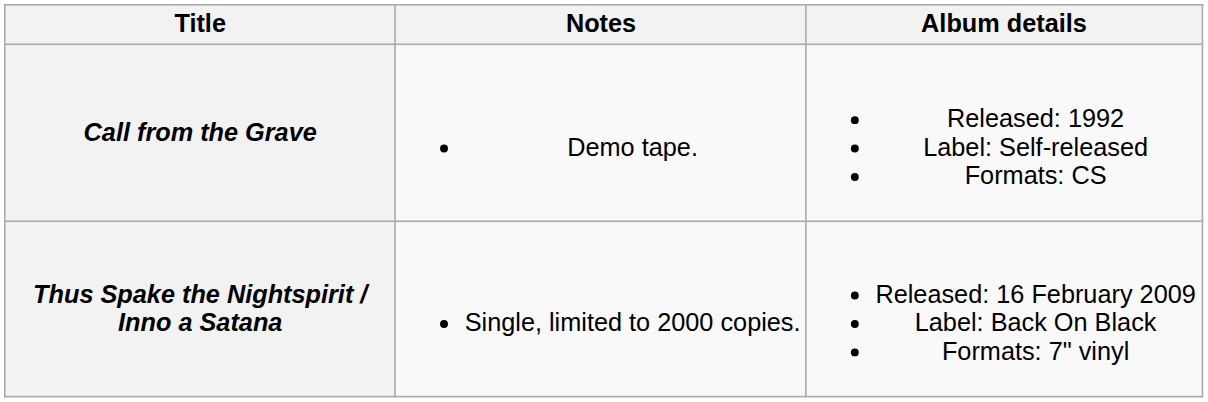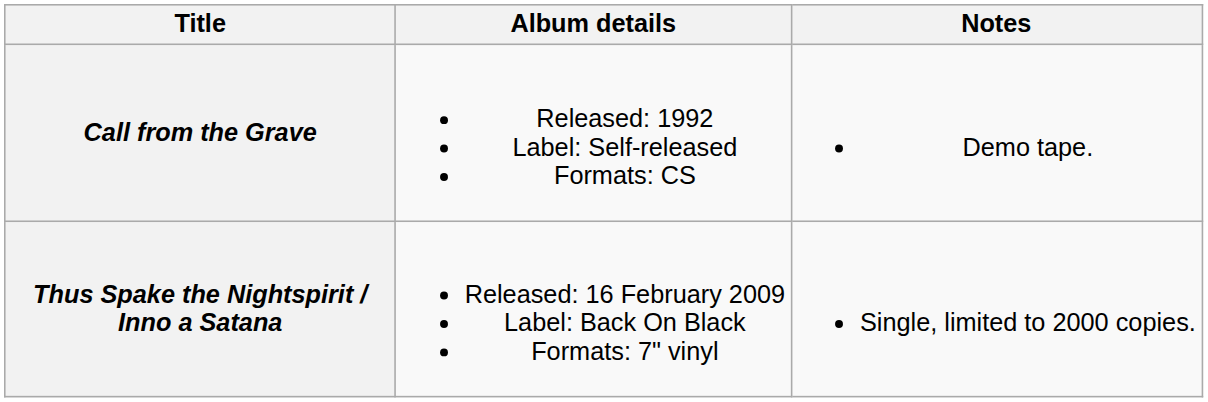columns swapped: (1004, 24) <-> (601, 24)
